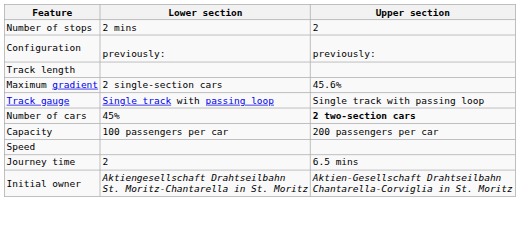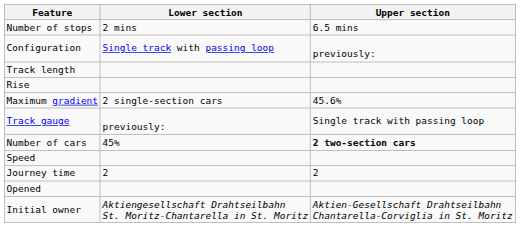(316, 28) 2 -> (336, 28) 6.5 mins
(134, 54) previously: -> (188, 49) Single track with passing loop
+ row: (18, 85)
(188, 100) Single track with passing loop -> (134, 127) previously:
- row: (29, 131)
(336, 162) 6.5 mins -> (316, 173) 2
+ row: (24, 189)
